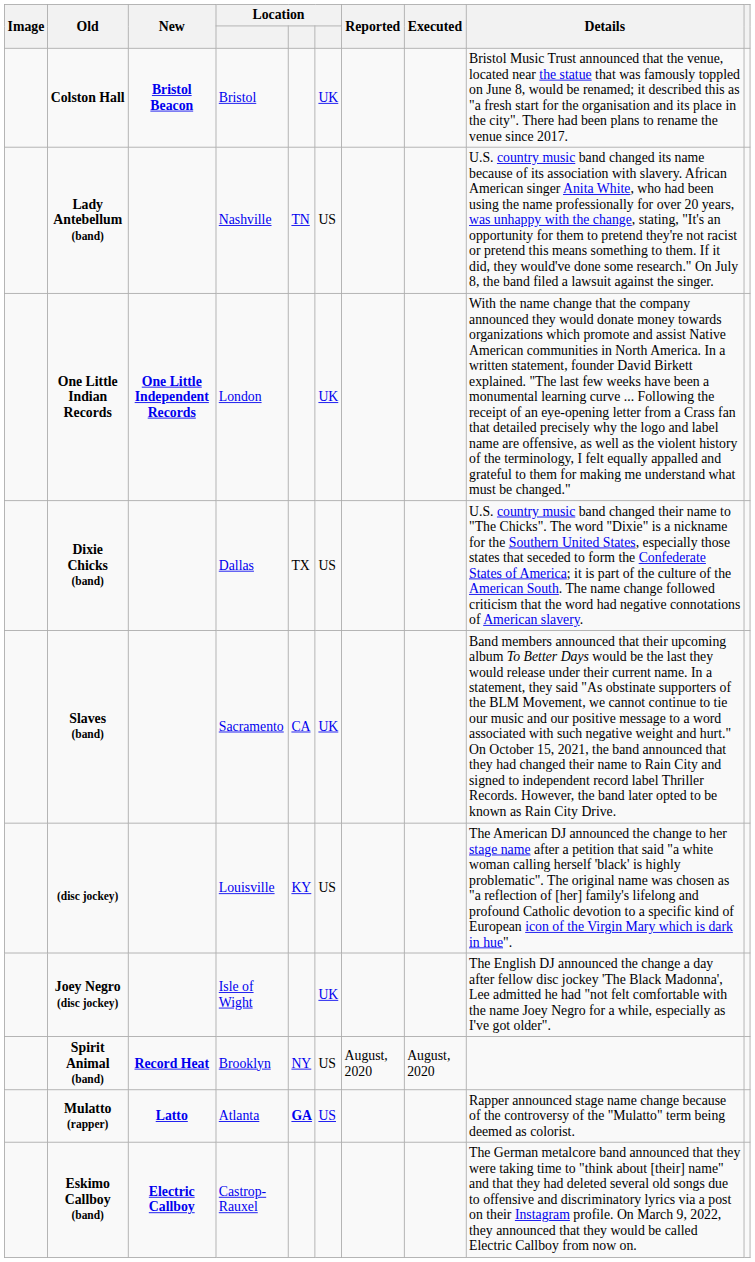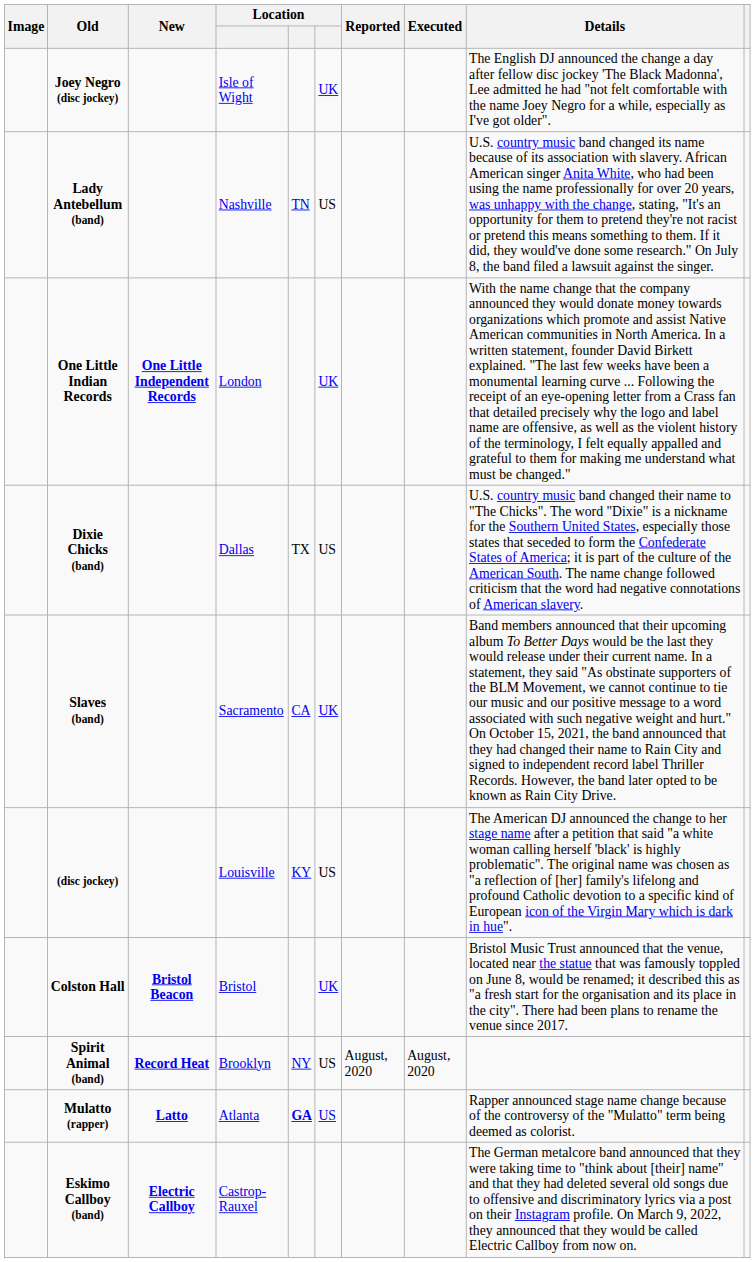rows swapped: (88, 97) <-> (88, 994)
